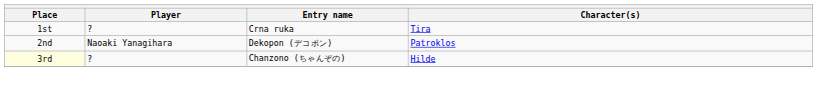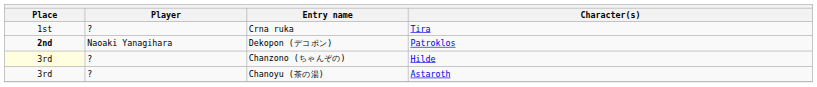(45, 43) normal -> (45, 43) bold
+ row: (286, 74)
